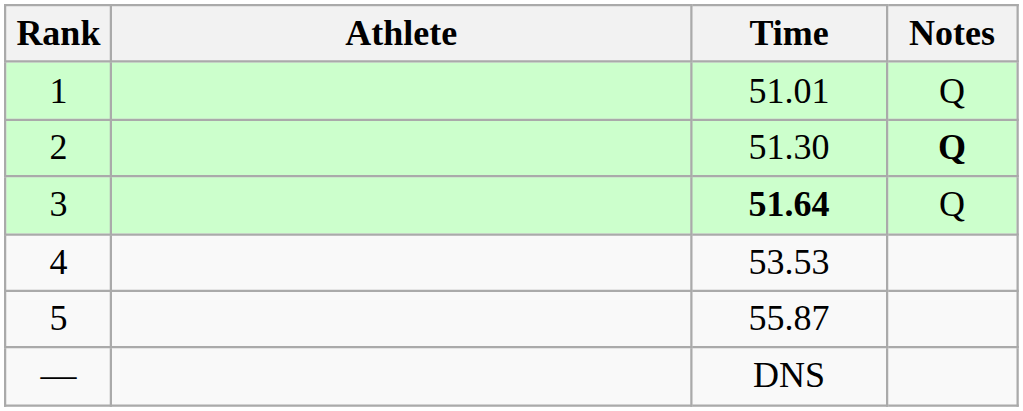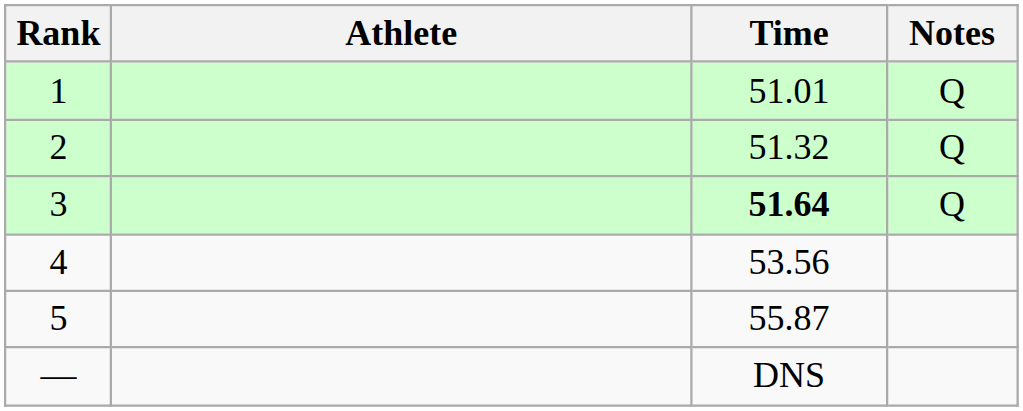(789, 147) 51.30 -> (789, 147) 51.32
(952, 147) bold -> (952, 147) normal
(789, 261) 53.53 -> (789, 261) 53.56
